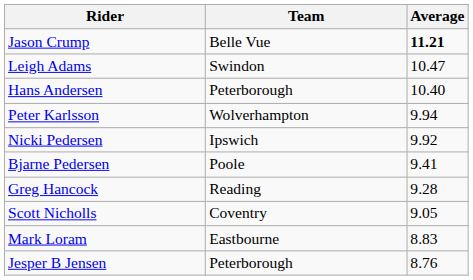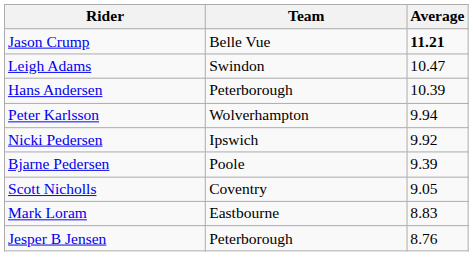(428, 90) 10.40 -> (428, 90) 10.39
(424, 164) 9.41 -> (424, 164) 9.39
- row: (53, 189)
